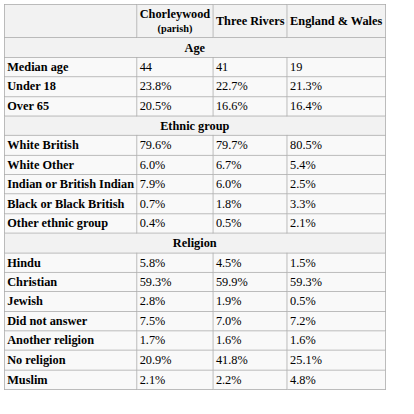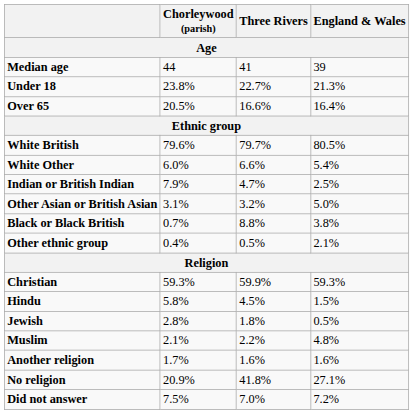(296, 67) 19 -> (320, 67) 39
(229, 164) 6.7% -> (252, 164) 6.6%
(229, 184) 6.0% -> (252, 184) 4.7%
+ row: (82, 203)
(229, 203) 1.8% -> (252, 223) 8.8%
(303, 203) 3.3% -> (326, 223) 3.8%
rows swapped: (32, 282) <-> (24, 262)
(229, 301) 1.9% -> (252, 321) 1.8%
rows swapped: (27, 379) <-> (47, 321)
(306, 360) 25.1% -> (329, 379) 27.1%
